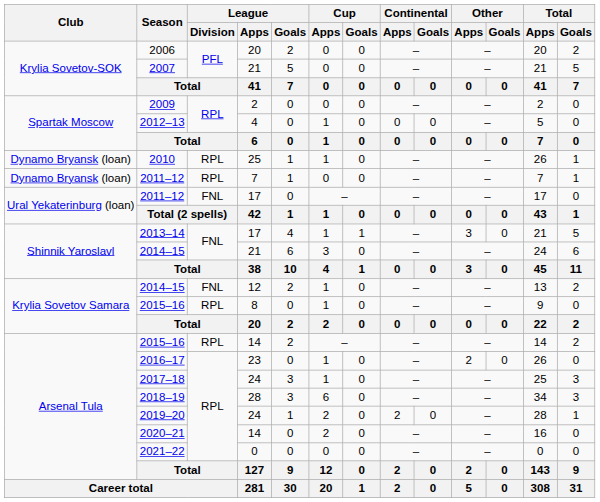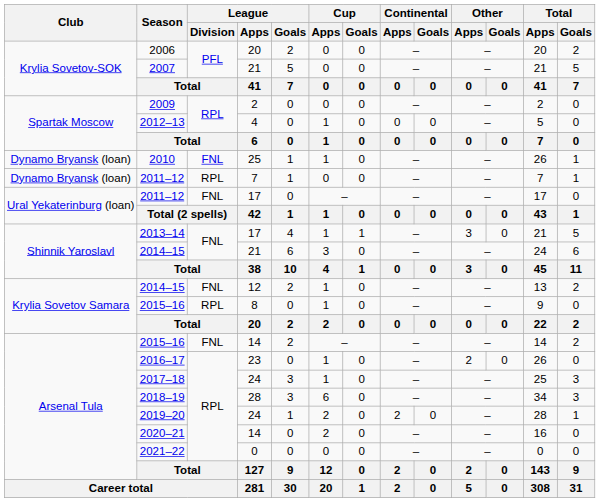(212, 159) RPL -> (212, 159) FNL
(212, 342) RPL -> (212, 342) FNL
